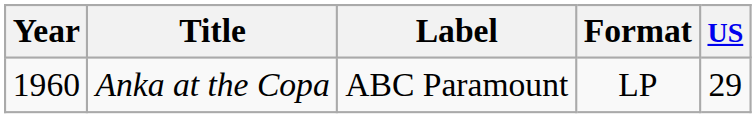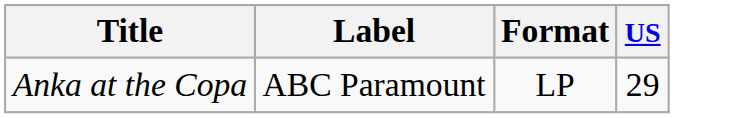- column: (46, 31)
